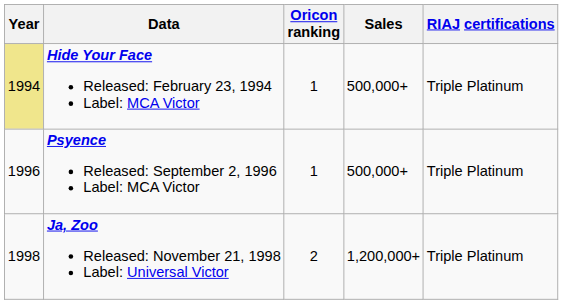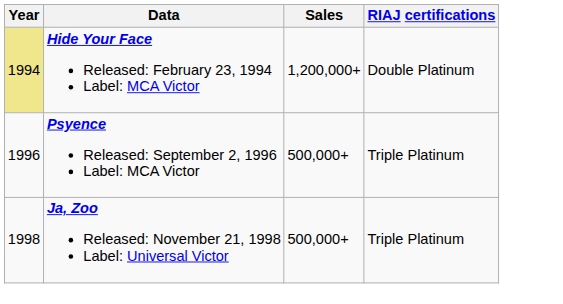- column: (314, 24)
(377, 86) 500,000+ -> (324, 70) 1,200,000+
(475, 86) Triple Platinum -> (421, 70) Double Platinum
(383, 256) 1,200,000+ -> (318, 240) 500,000+
